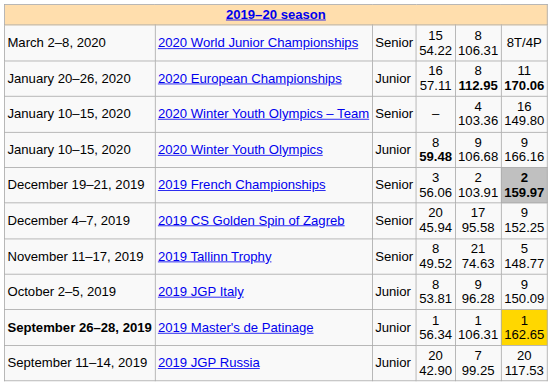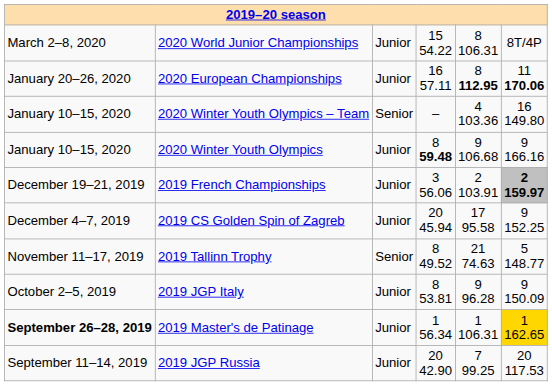(394, 43) Senior -> (393, 43) Junior
(394, 185) Senior -> (393, 185) Junior
(394, 220) Senior -> (393, 220) Junior
